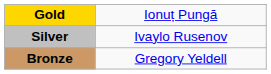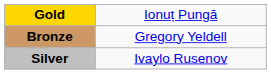rows swapped: (50, 36) <-> (50, 58)
